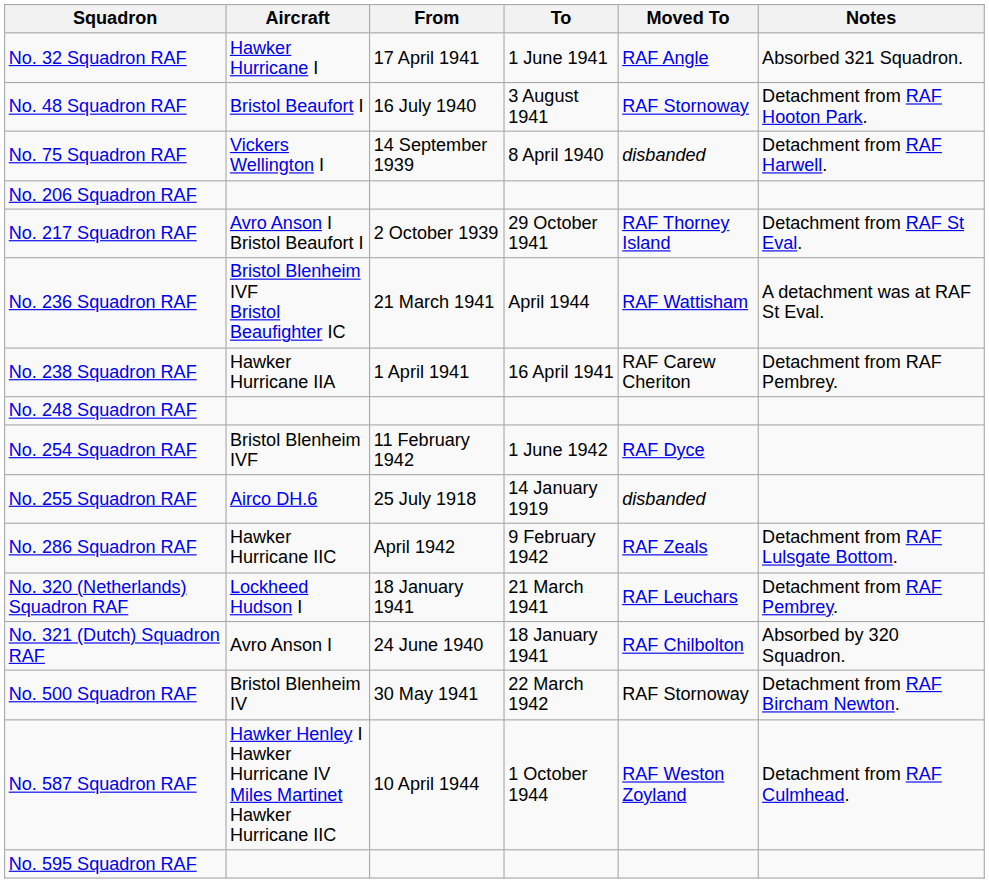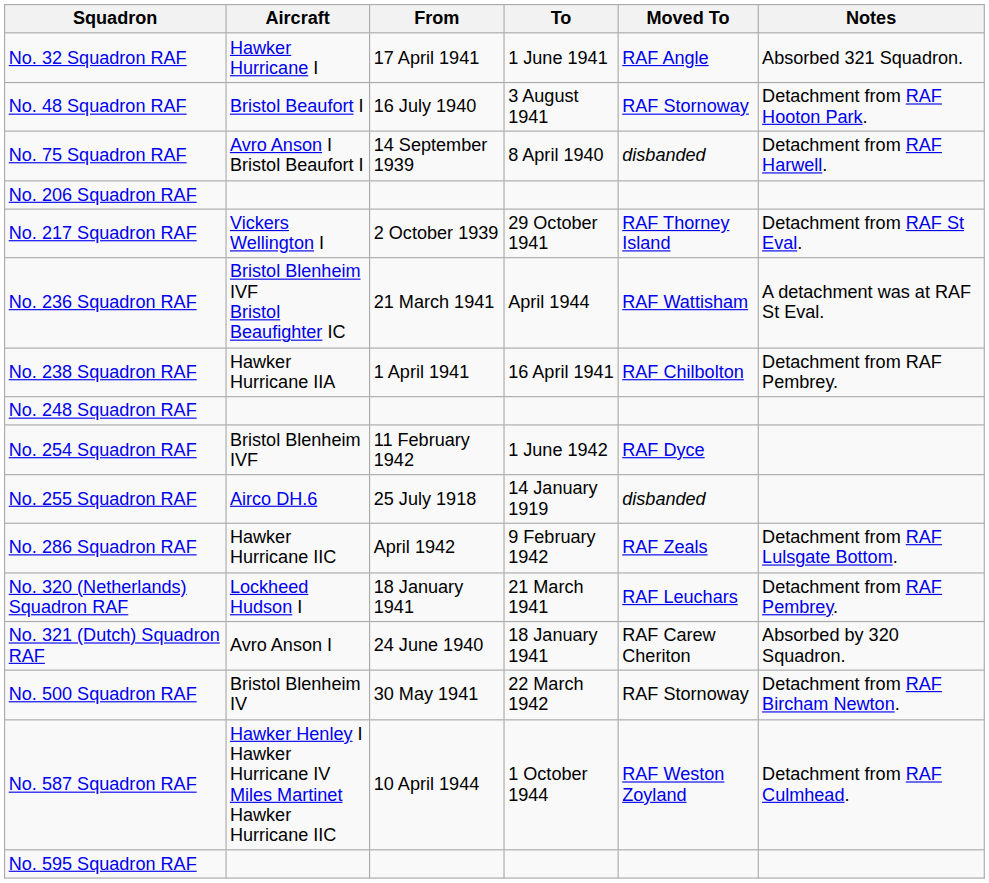(277, 155) Vickers Wellington I -> (297, 155) Avro Anson I Bristol Beaufort I
(297, 233) Avro Anson I Bristol Beaufort I -> (277, 233) Vickers Wellington I
(669, 372) RAF Carew Cheriton -> (683, 372) RAF Chilbolton
(683, 645) RAF Chilbolton -> (669, 645) RAF Carew Cheriton
